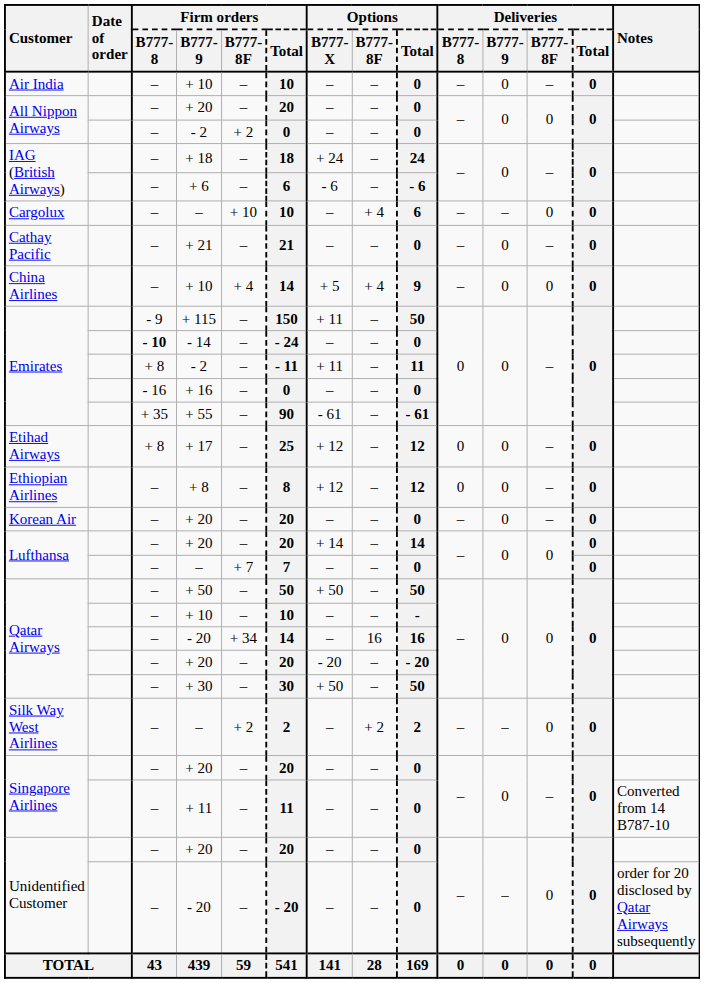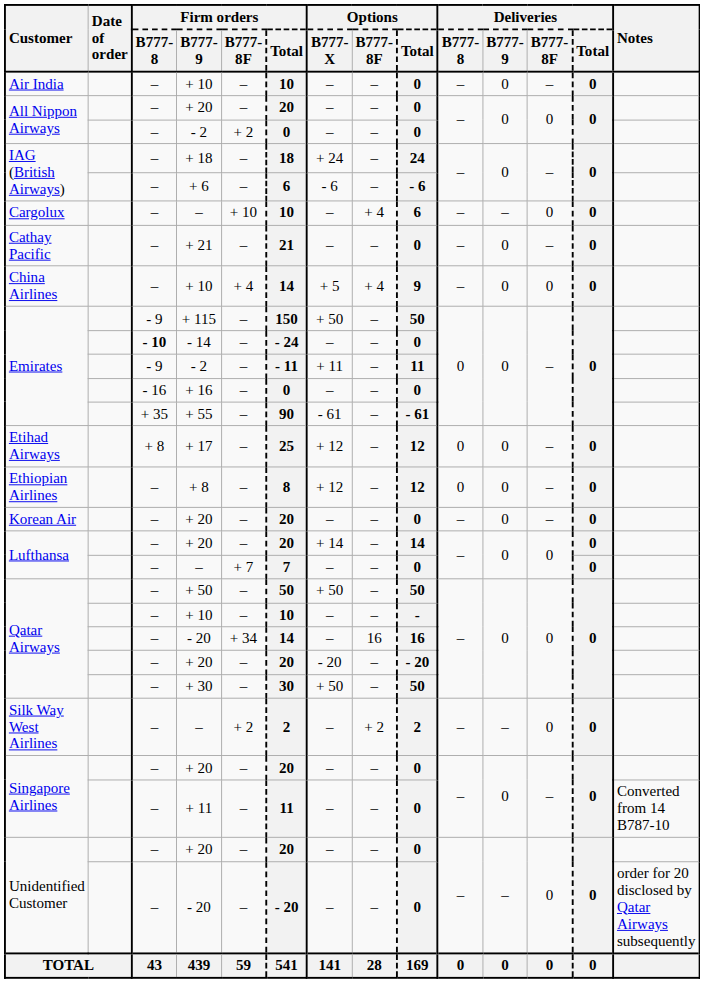(330, 318) + 11 -> (330, 318) + 50
(154, 366) + 8 -> (154, 366) - 9
